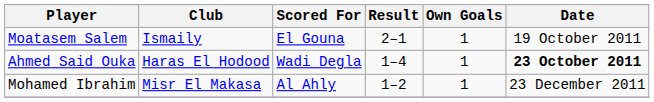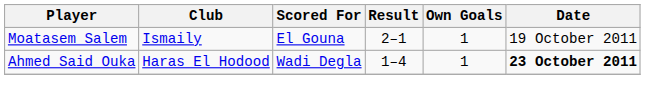- row: (72, 85)
